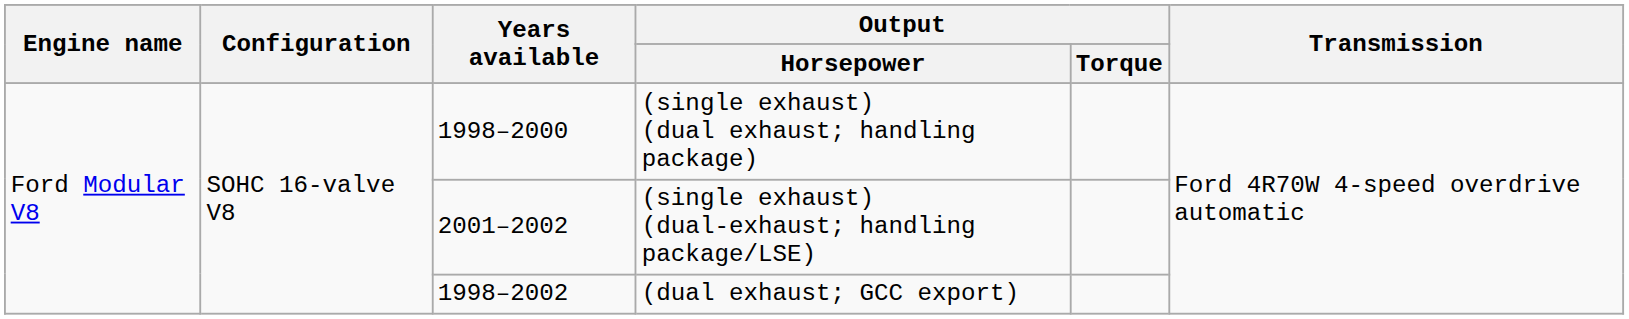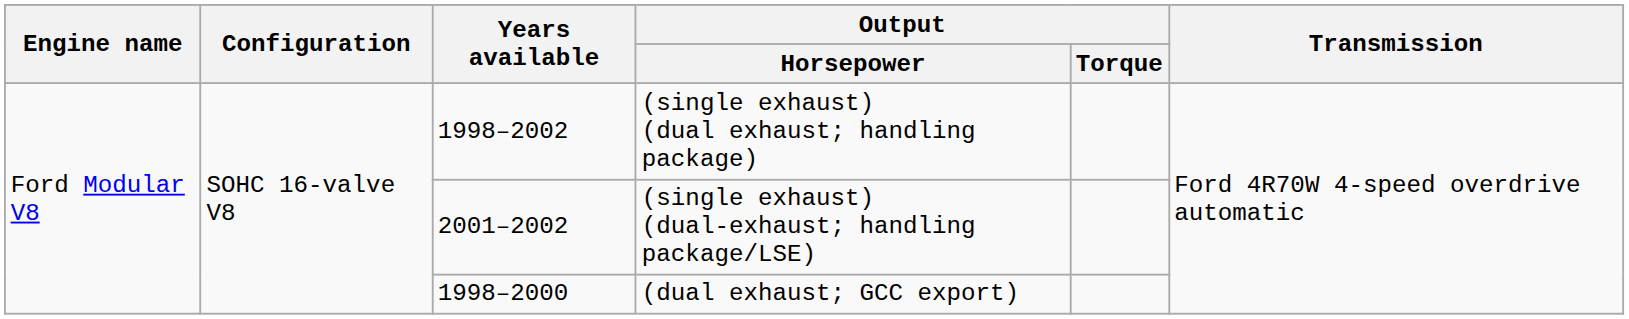(503, 131) 1998–2000 -> (503, 131) 1998–2002
(503, 294) 1998–2002 -> (503, 294) 1998–2000
